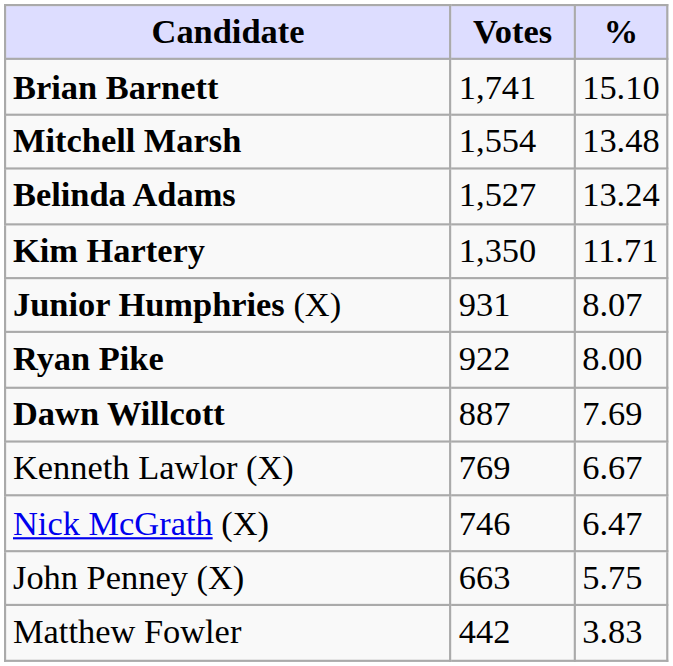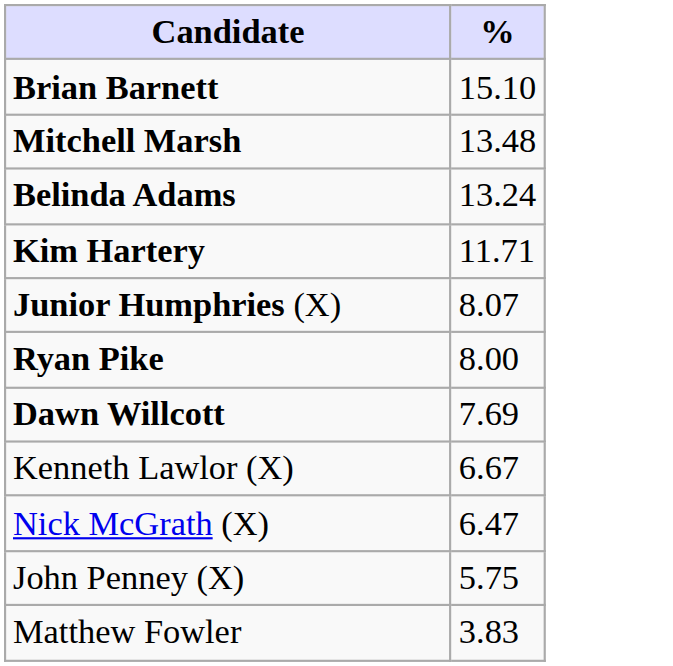- column: (513, 31)
